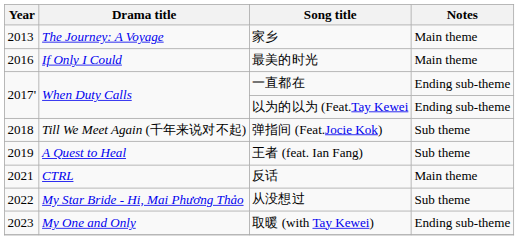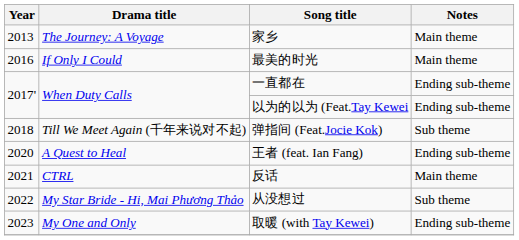(21, 153) 2019 -> (21, 153) 2020
(442, 153) Sub theme -> (462, 153) Ending sub-theme
